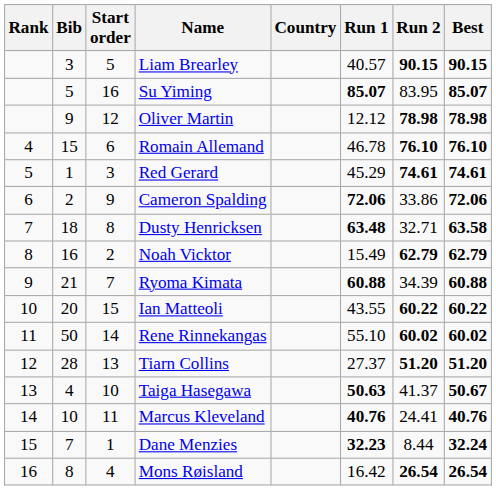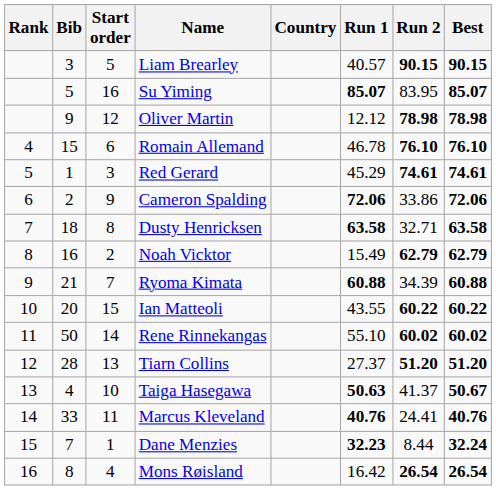(366, 227) 63.48 -> (366, 227) 63.58
(69, 417) 10 -> (69, 417) 33
